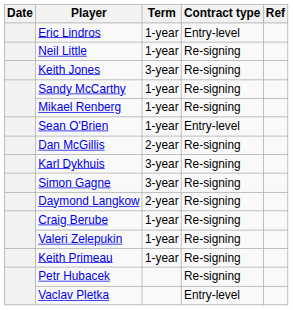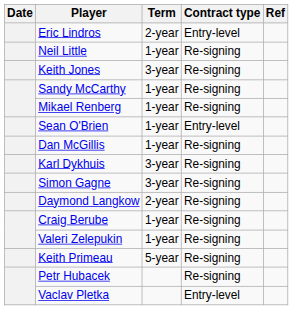(162, 32) 1-year -> (162, 32) 2-year
(162, 145) 2-year -> (162, 145) 1-year
(162, 257) 1-year -> (162, 257) 5-year
